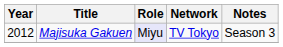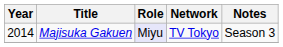(20, 33) 2012 -> (20, 33) 2014
